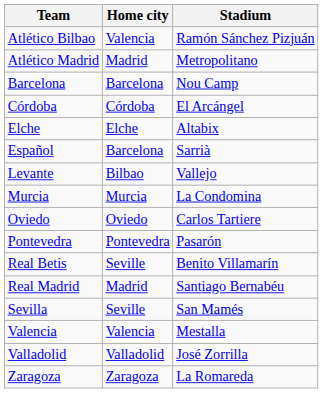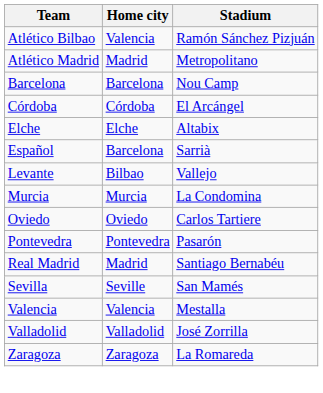- row: (37, 264)
